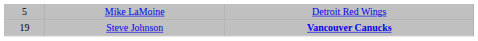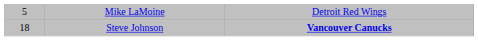(25, 28) 19 -> (25, 28) 18
